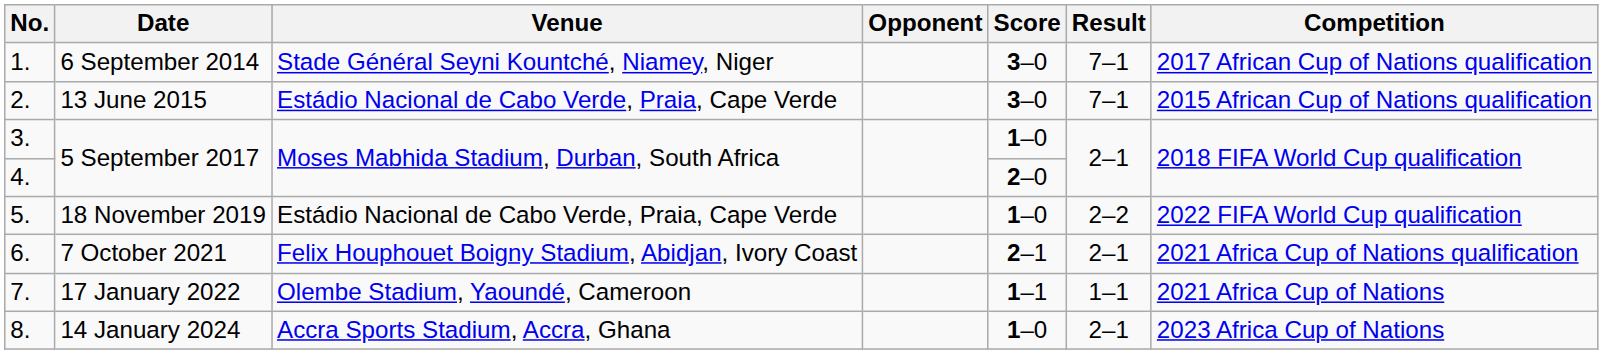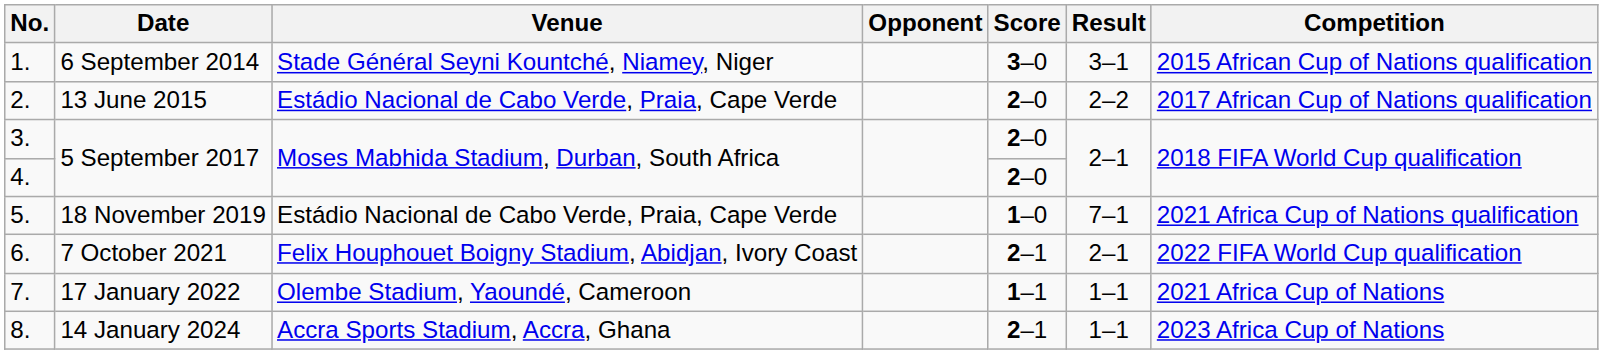(1109, 61) 7–1 -> (1109, 61) 3–1
(1374, 61) 2017 African Cup of Nations qualification -> (1374, 61) 2015 African Cup of Nations qualification
(1027, 100) 3–0 -> (1027, 100) 2–0
(1109, 100) 7–1 -> (1109, 100) 2–2
(1374, 100) 2015 African Cup of Nations qualification -> (1374, 100) 2017 African Cup of Nations qualification
(1027, 138) 1–0 -> (1027, 138) 2–0
(1109, 215) 2–2 -> (1109, 215) 7–1
(1339, 215) 2022 FIFA World Cup qualification -> (1368, 215) 2021 Africa Cup of Nations qualification
(1368, 253) 2021 Africa Cup of Nations qualification -> (1339, 253) 2022 FIFA World Cup qualification
(1027, 330) 1–0 -> (1027, 330) 2–1
(1109, 330) 2–1 -> (1109, 330) 1–1
